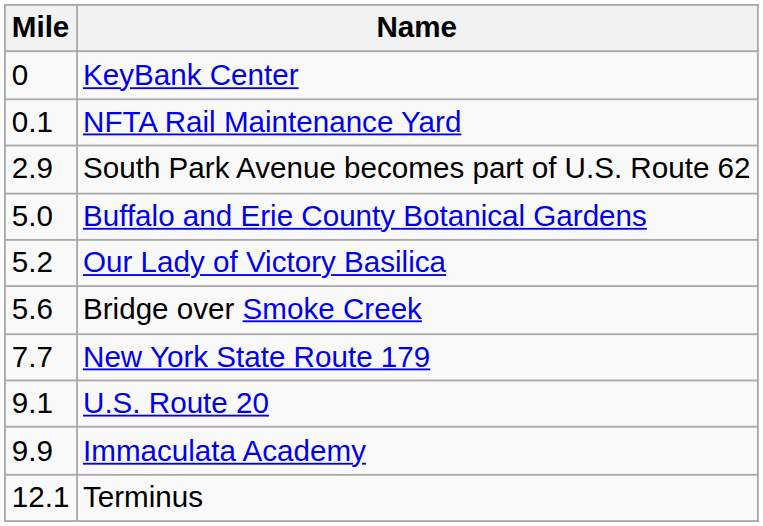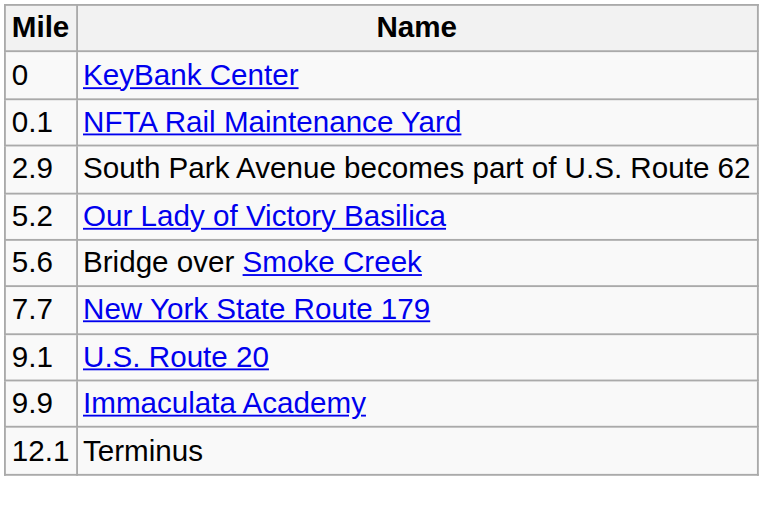- row: (365, 215)
